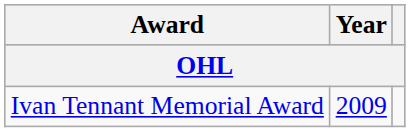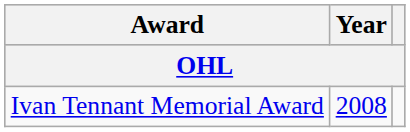(361, 106) 2009 -> (361, 106) 2008
